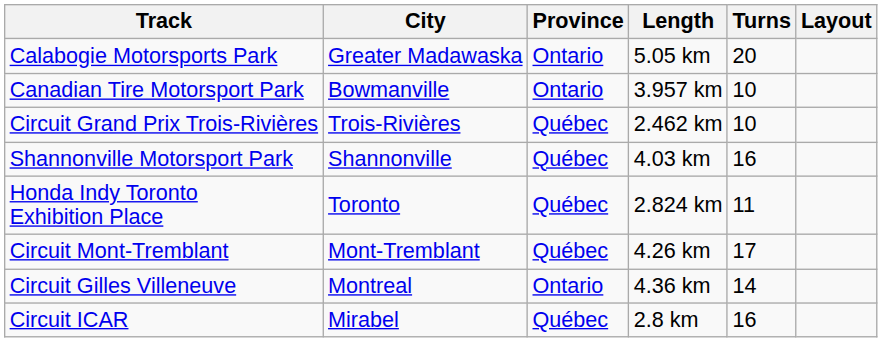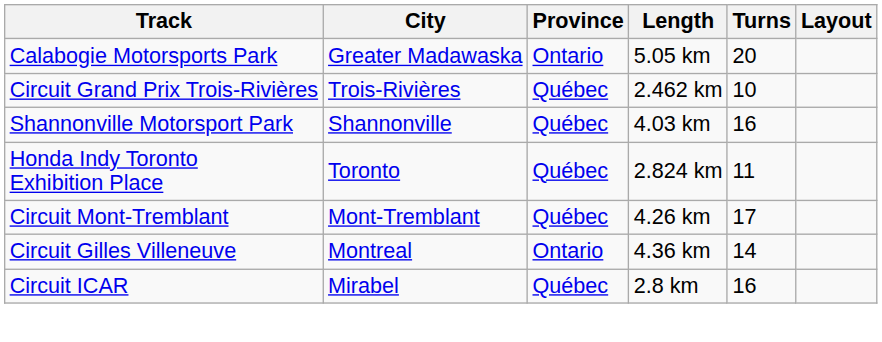- row: (157, 90)
